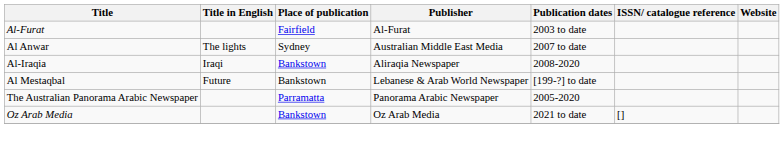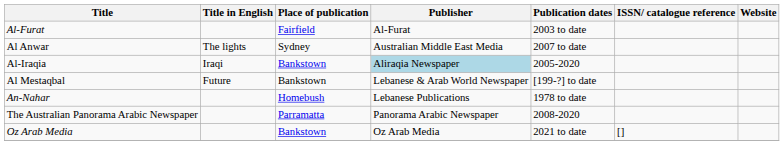(416, 64) no background -> (416, 64) lightblue background
(556, 64) 2008-2020 -> (556, 64) 2005-2020
+ row: (28, 98)
(556, 98) 2005-2020 -> (556, 115) 2008-2020
